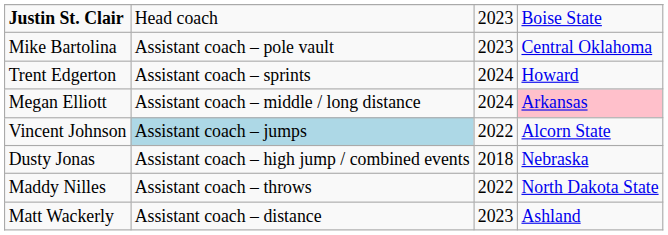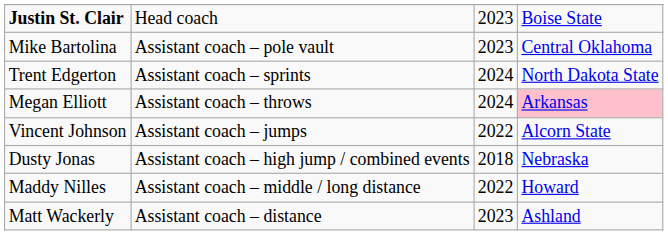(550, 74) Howard -> (590, 74) North Dakota State
(278, 103) Assistant coach – middle / long distance -> (223, 103) Assistant coach – throws
(221, 131) lightblue background -> (221, 131) no background
(223, 187) Assistant coach – throws -> (278, 187) Assistant coach – middle / long distance
(590, 187) North Dakota State -> (550, 187) Howard
